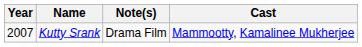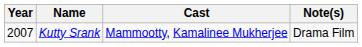columns swapped: (263, 13) <-> (136, 13)
